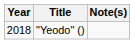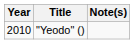(19, 30) 2018 -> (19, 30) 2010
